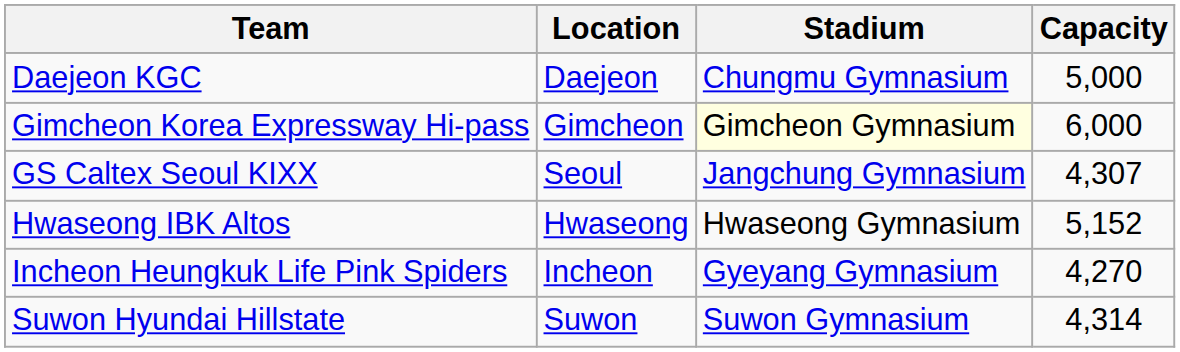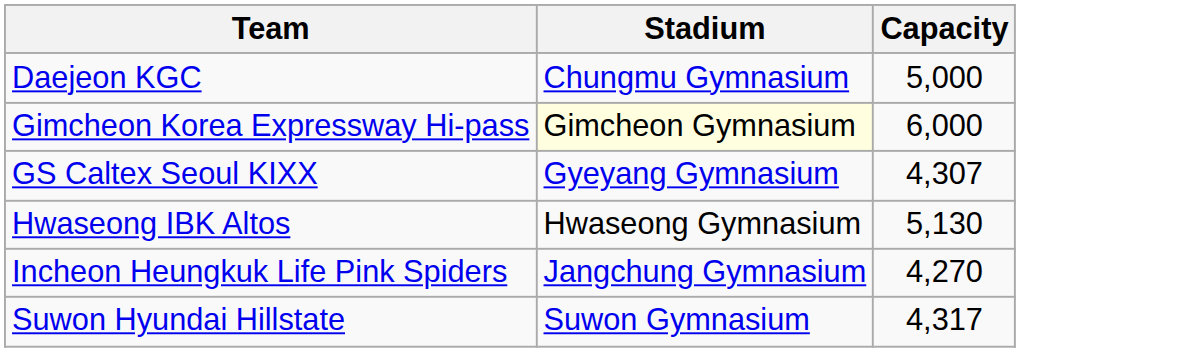- column: (616, 28)
(864, 175) Jangchung Gymnasium -> (691, 175) Gyeyang Gymnasium
(1104, 223) 5,152 -> (944, 223) 5,130
(851, 272) Gyeyang Gymnasium -> (705, 272) Jangchung Gymnasium
(1104, 321) 4,314 -> (944, 321) 4,317
